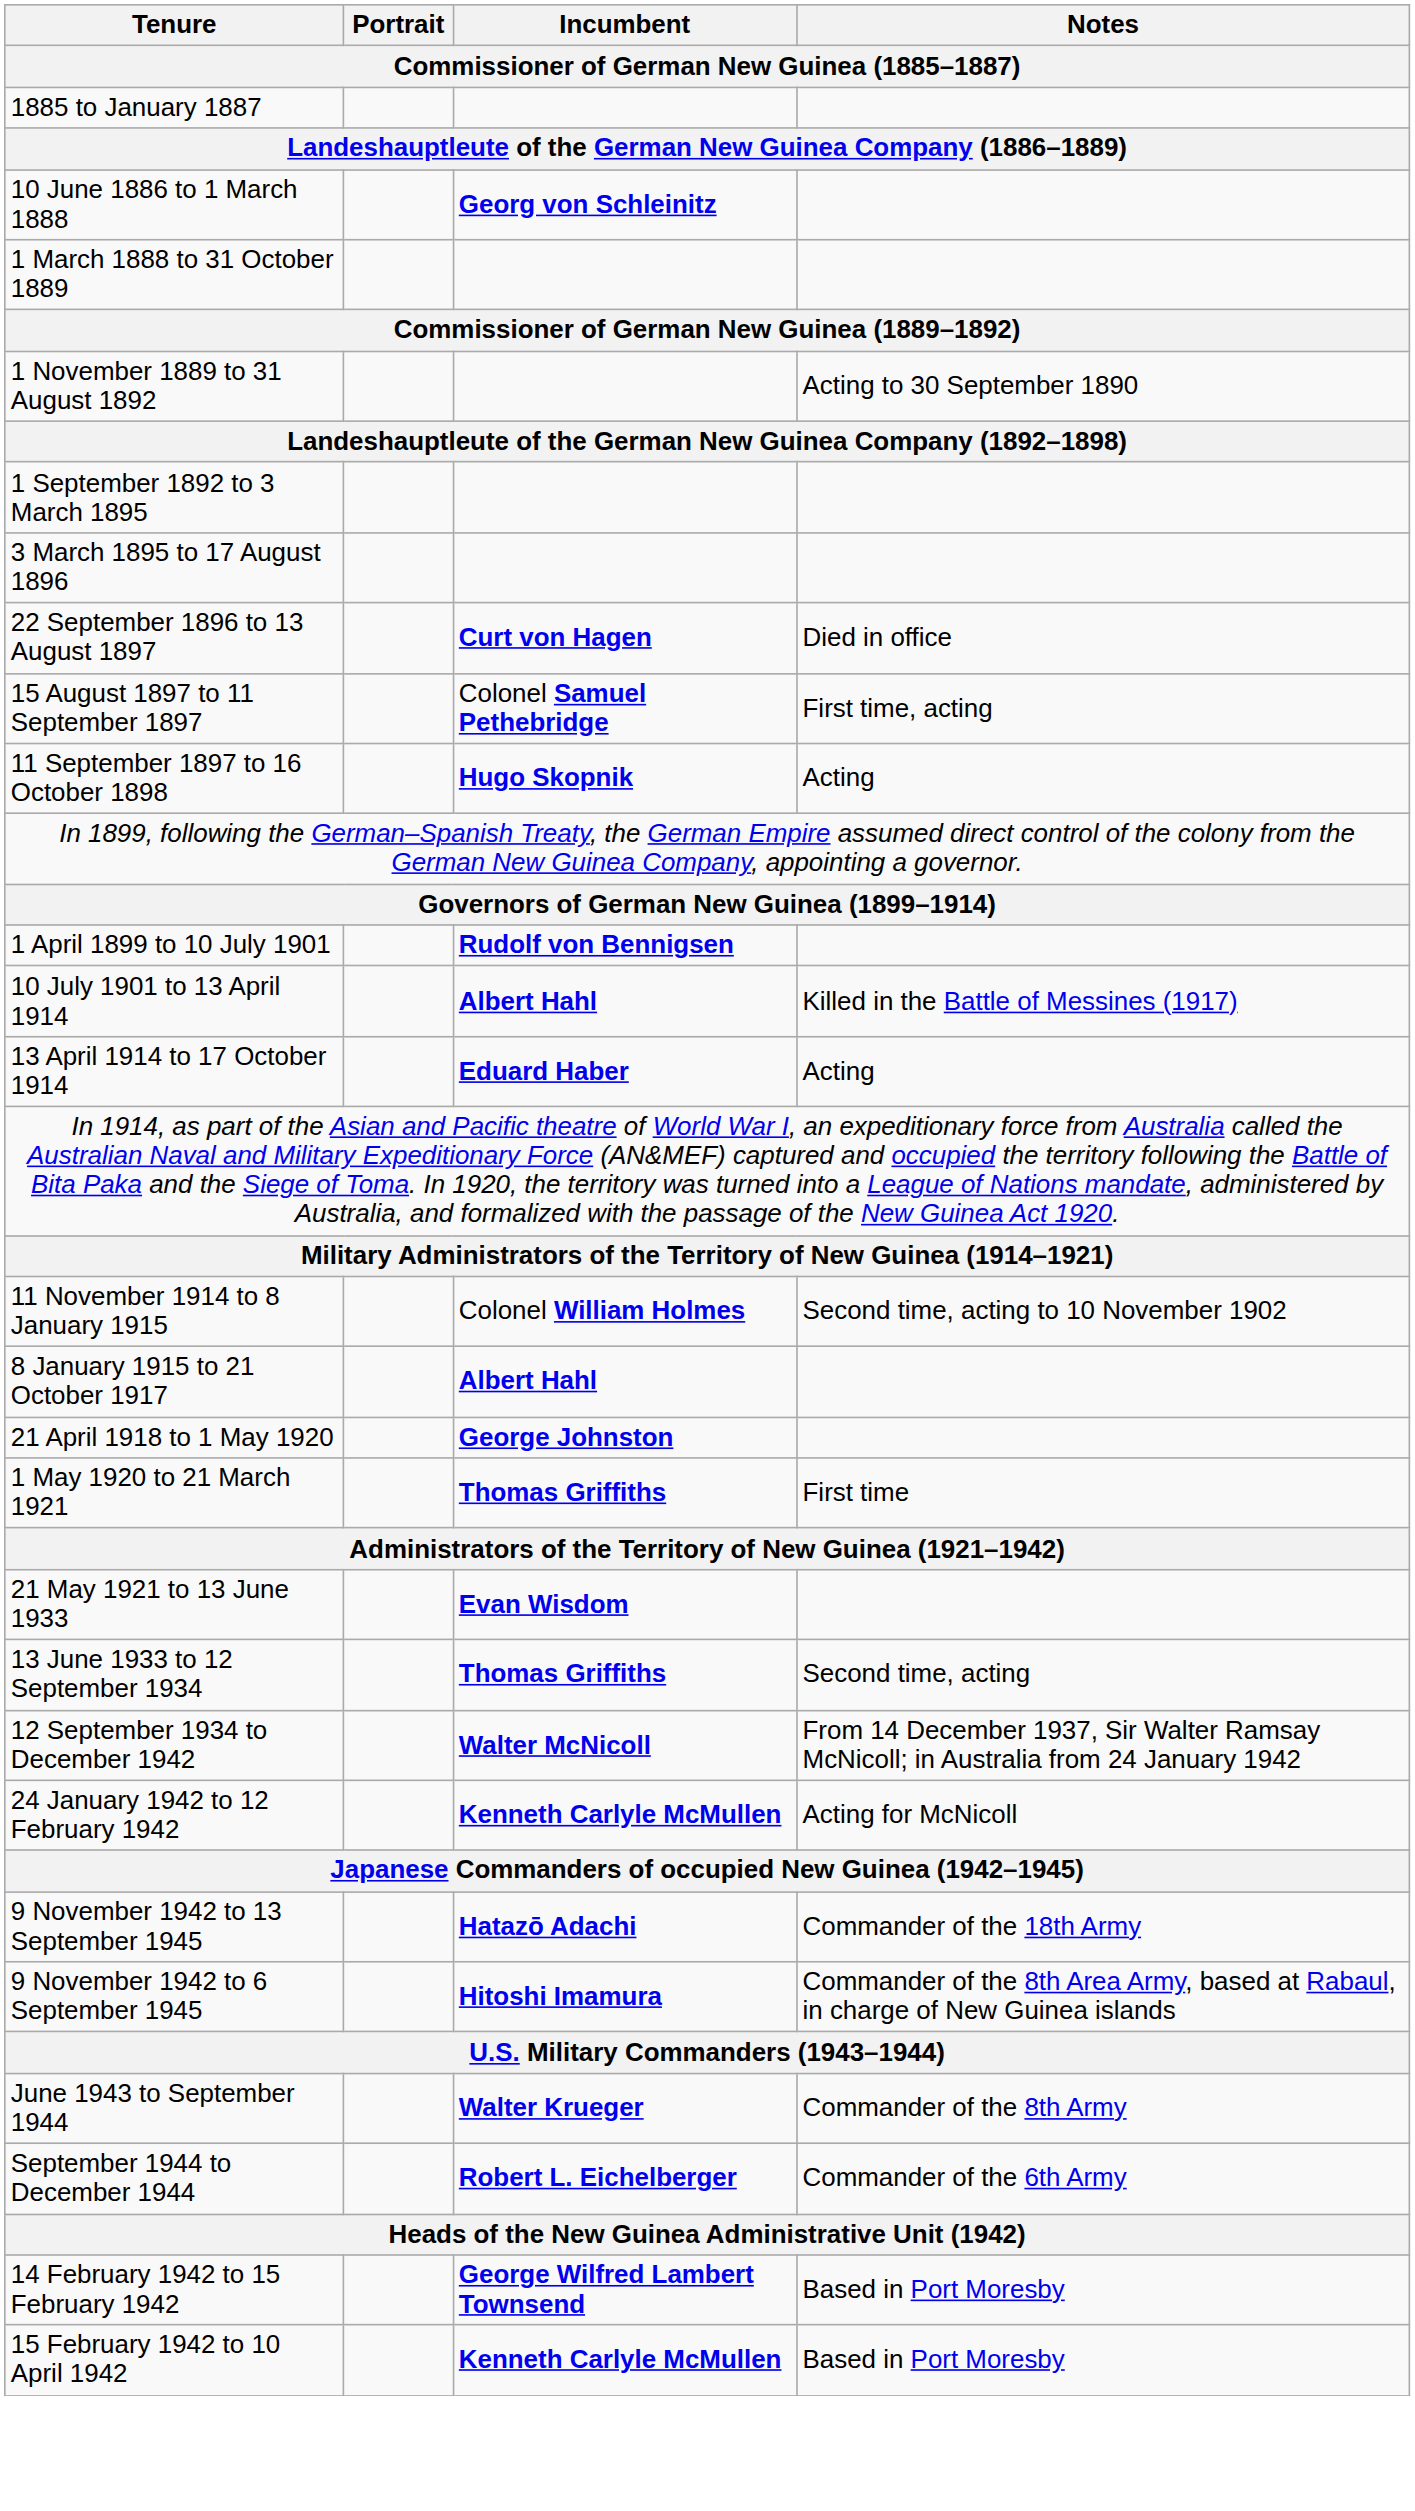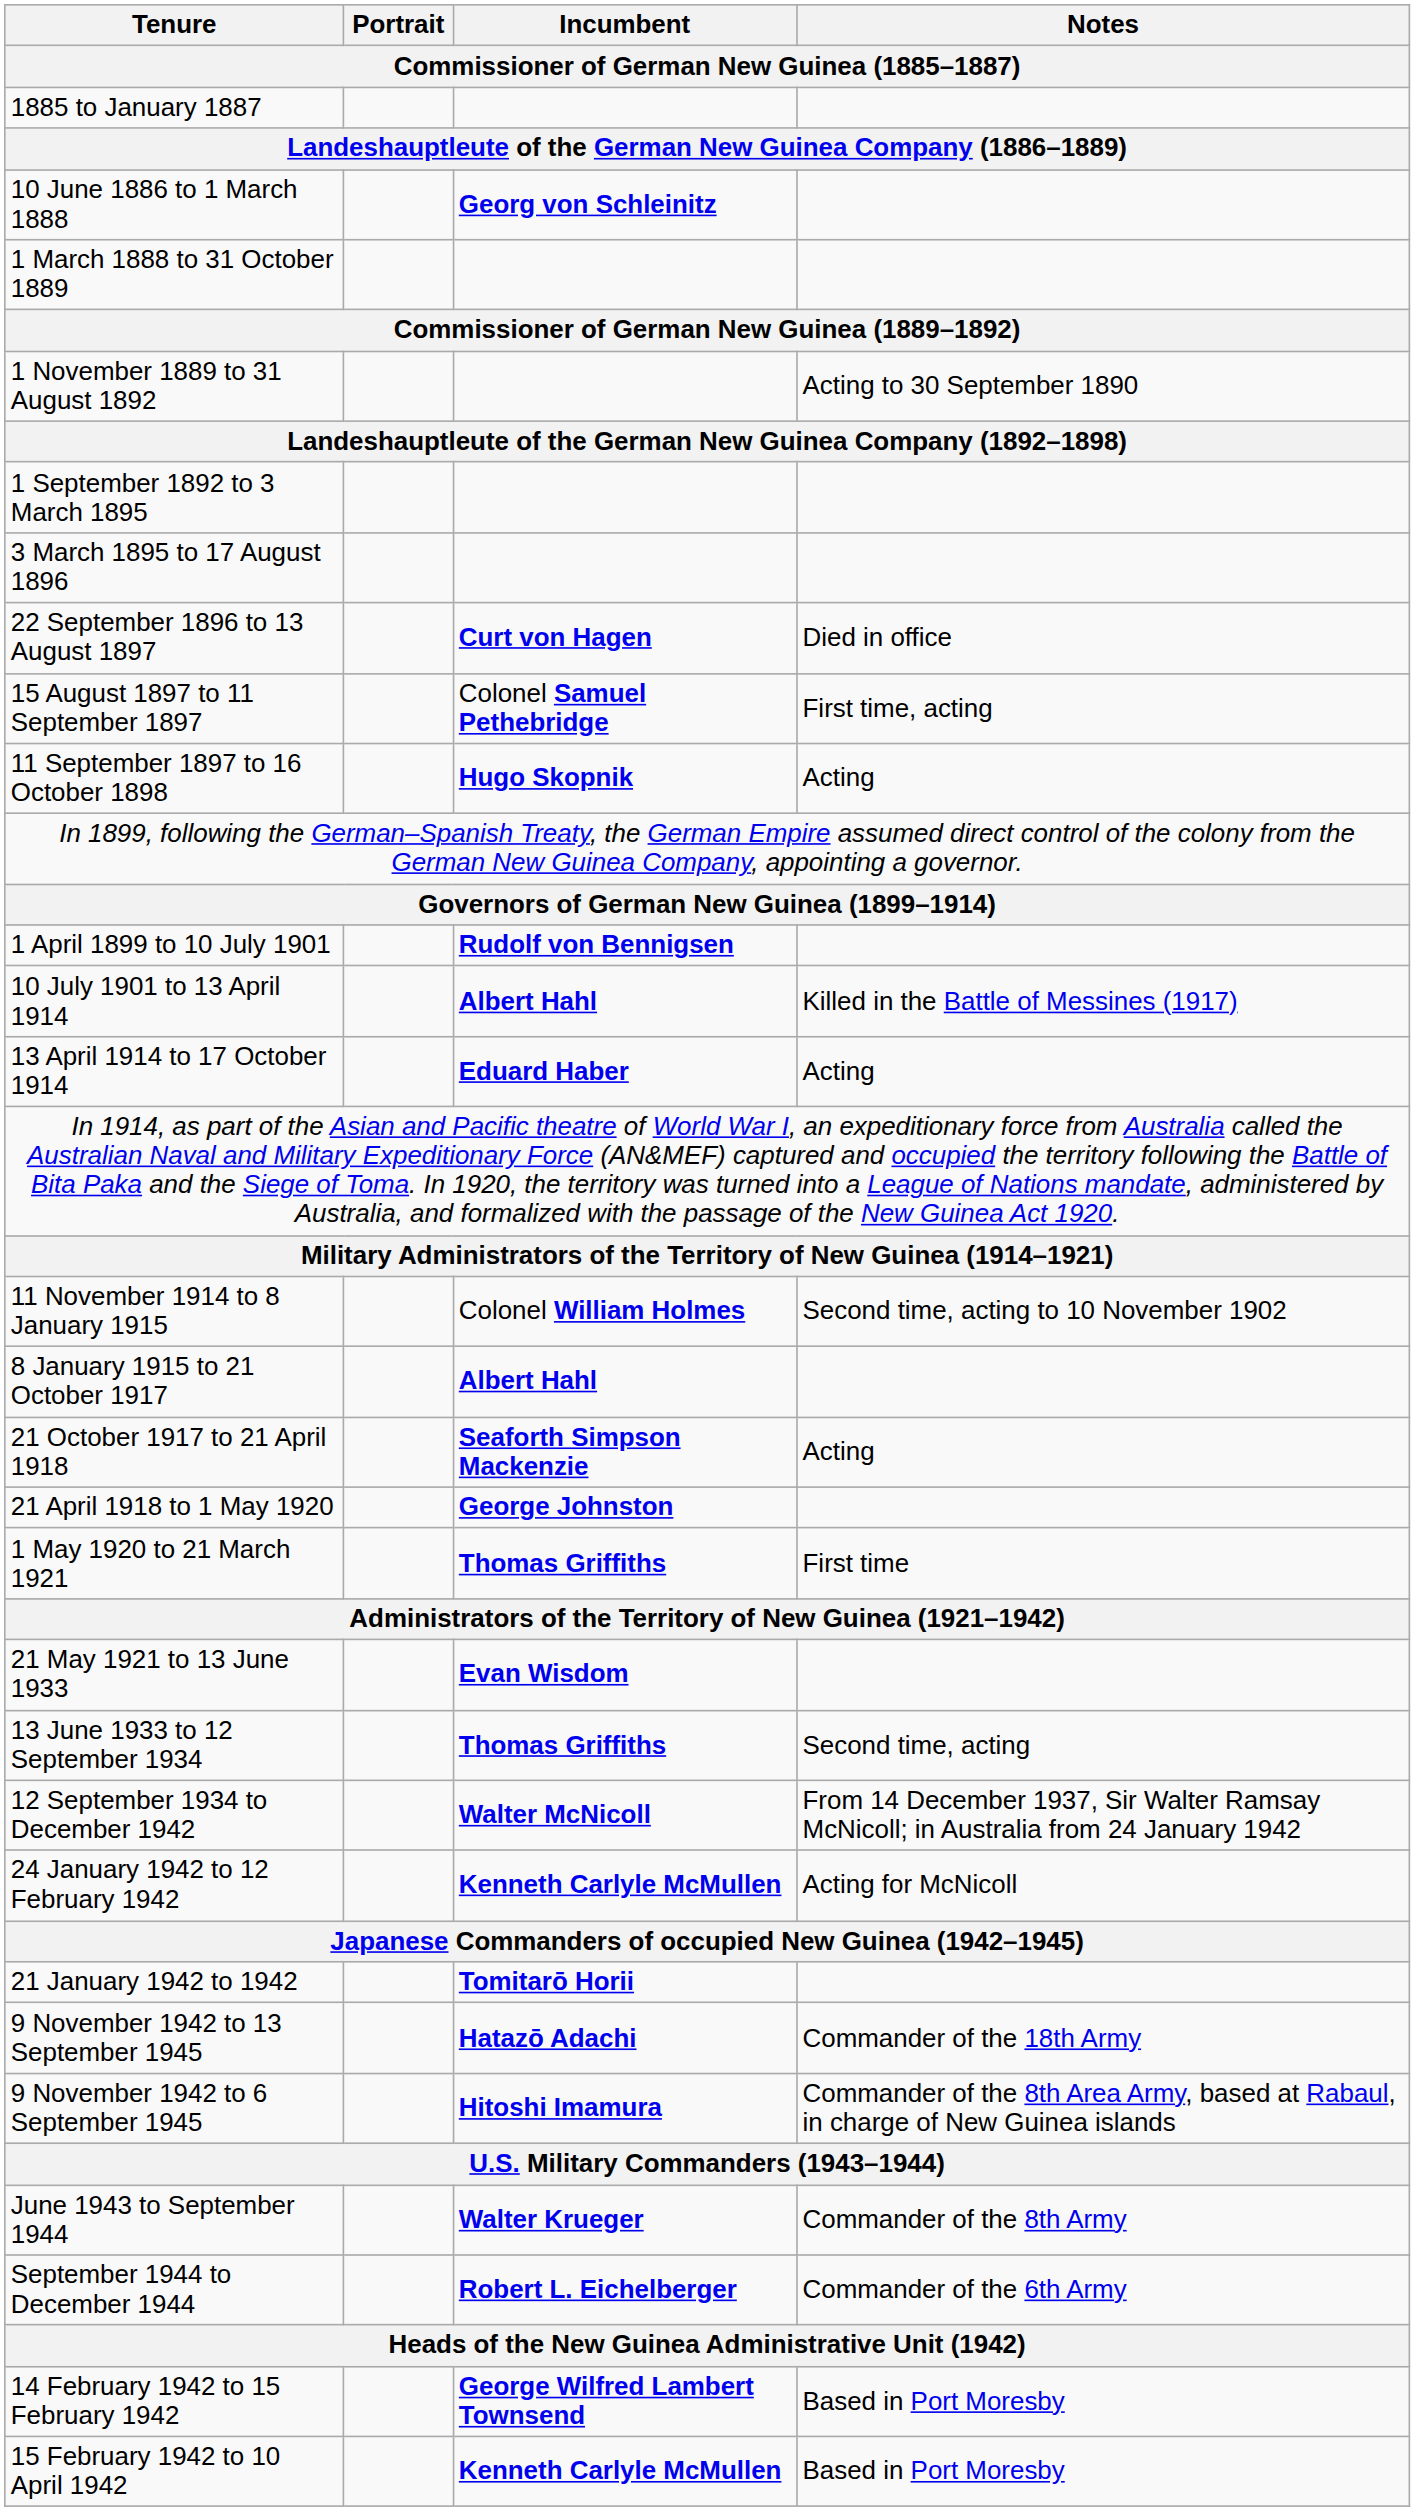+ row: (169, 1451)
+ row: (154, 1982)
